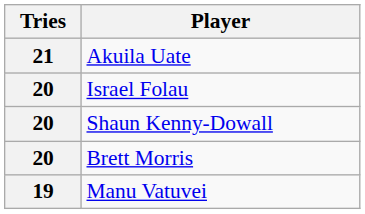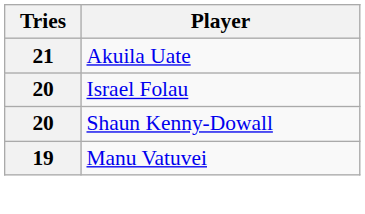- row: (140, 157)
